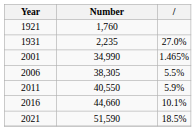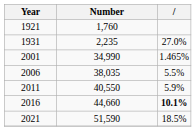(107, 73) 38,305 -> (107, 73) 38,035
(174, 103) normal -> (174, 103) bold
